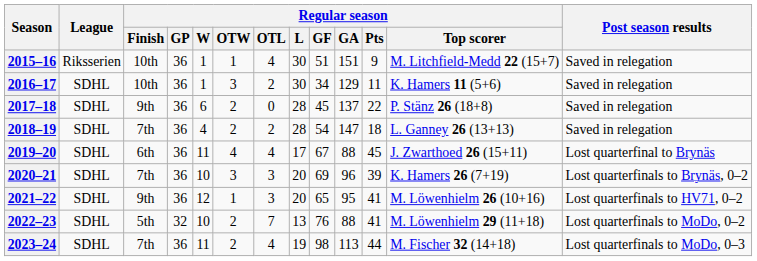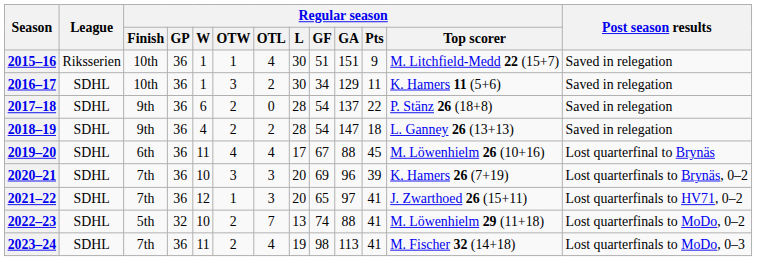(322, 107) 45 -> (322, 107) 54
(146, 130) 7th -> (146, 130) 9th
(459, 152) J. Zwarthoed 26 (15+11) -> (467, 152) M. Löwenhielm 26 (10+16)
(146, 198) 9th -> (146, 198) 7th
(349, 198) 95 -> (349, 198) 97
(467, 198) M. Löwenhielm 26 (10+16) -> (459, 198) J. Zwarthoed 26 (15+11)
(322, 221) 76 -> (322, 221) 74
(375, 244) 44 -> (375, 244) 41
